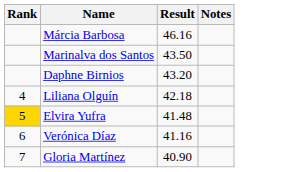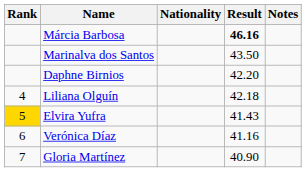+ column: (191, 14)
(177, 34) normal -> (244, 34) bold
(177, 75) 43.20 -> (244, 75) 42.20
(177, 116) 41.48 -> (244, 116) 41.43
